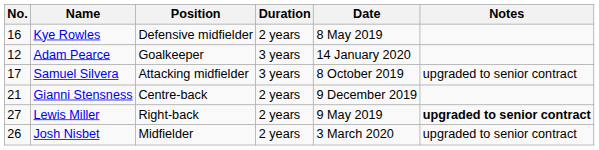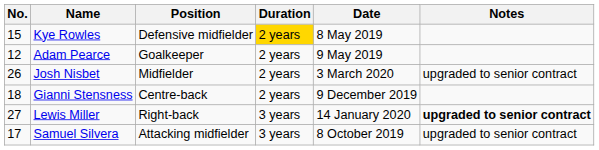(14, 34) 16 -> (14, 34) 15
(279, 34) no background -> (279, 34) gold background
(279, 54) 3 years -> (279, 54) 2 years
(364, 54) 14 January 2020 -> (350, 54) 9 May 2019
rows swapped: (76, 74) <-> (67, 134)
(14, 94) 21 -> (14, 94) 18
(279, 114) 2 years -> (279, 114) 3 years
(350, 114) 9 May 2019 -> (364, 114) 14 January 2020
